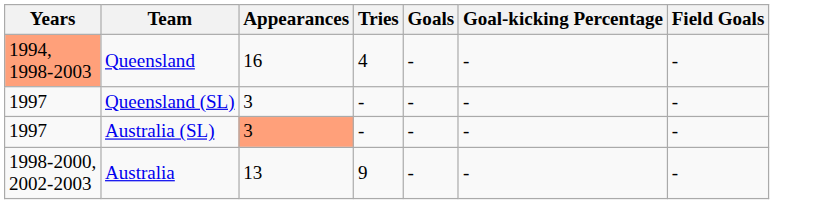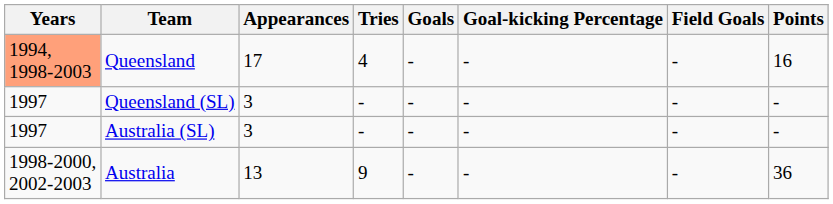+ column: (798, 19)
(253, 60) 16 -> (253, 60) 17
(248, 131) lightsalmon background -> (248, 131) no background
